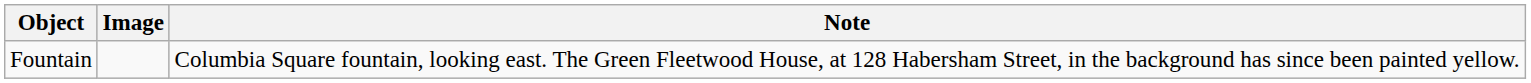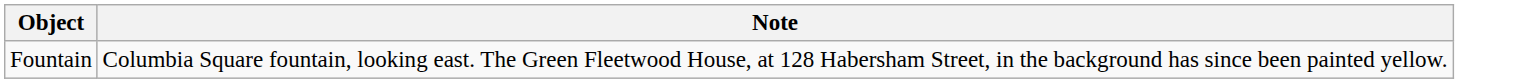- column: (133, 22)
